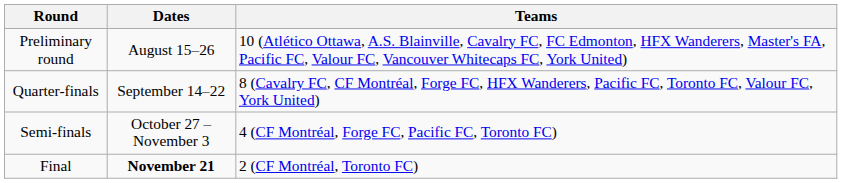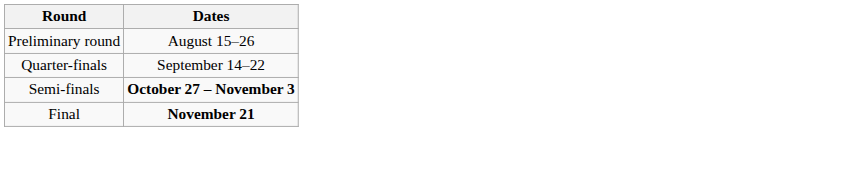- column: (536, 16)
(171, 132) normal -> (211, 89) bold
